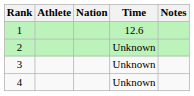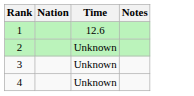- column: (54, 13)
